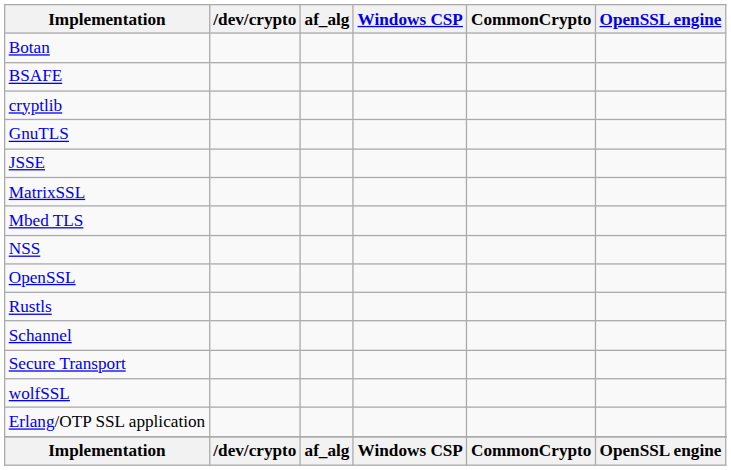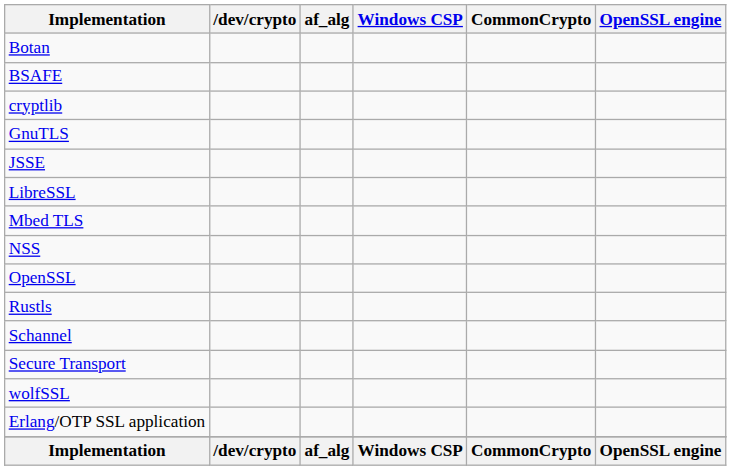+ row: (42, 191)
- row: (47, 191)
